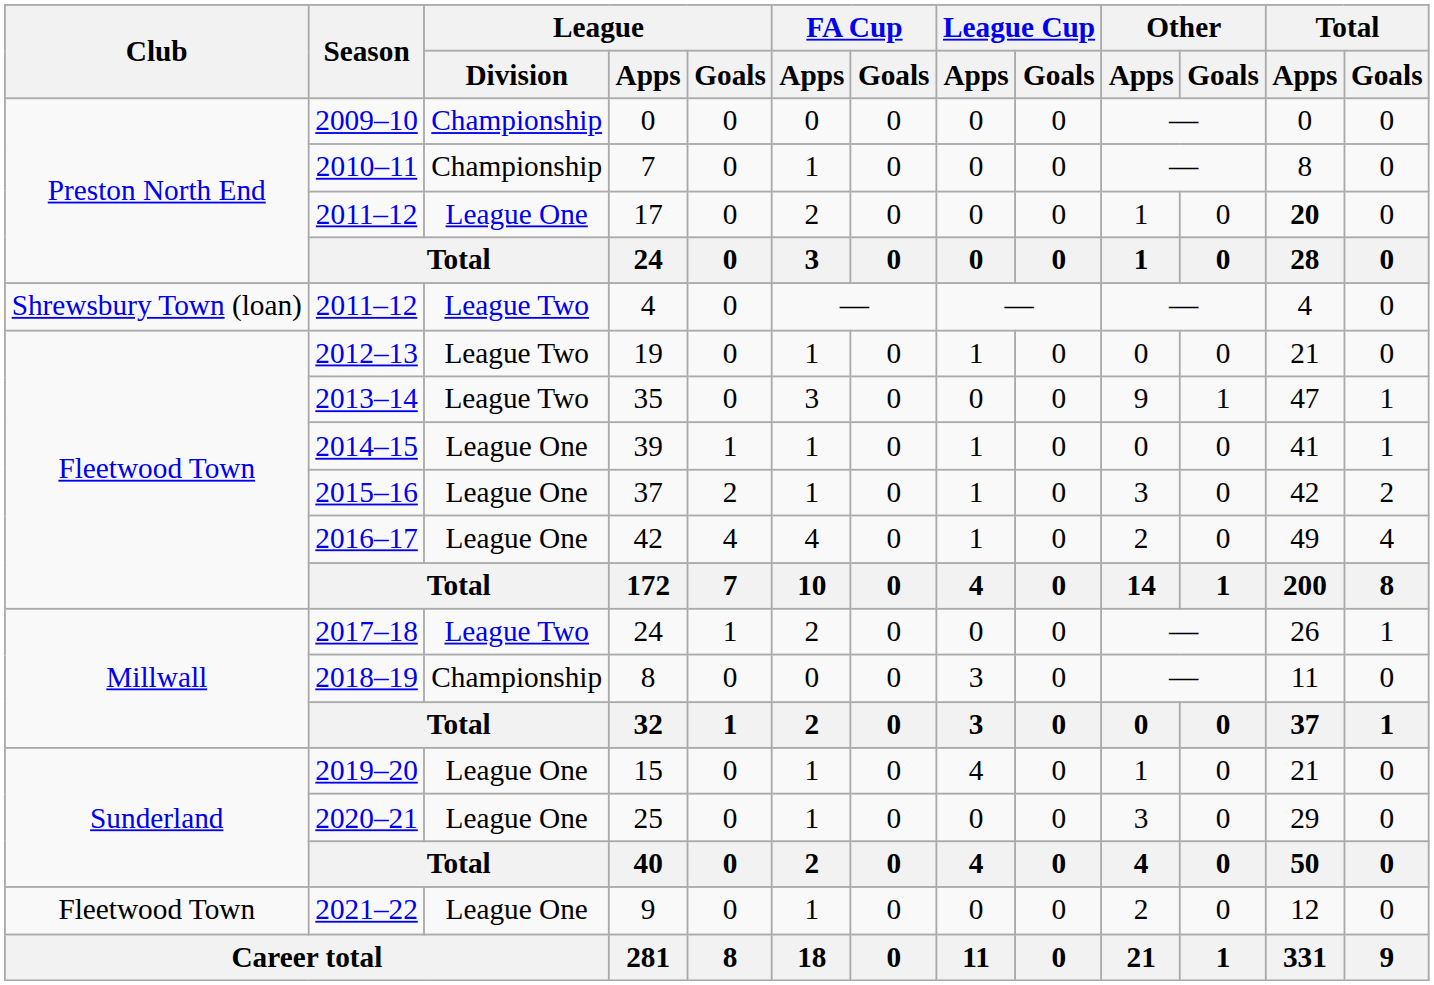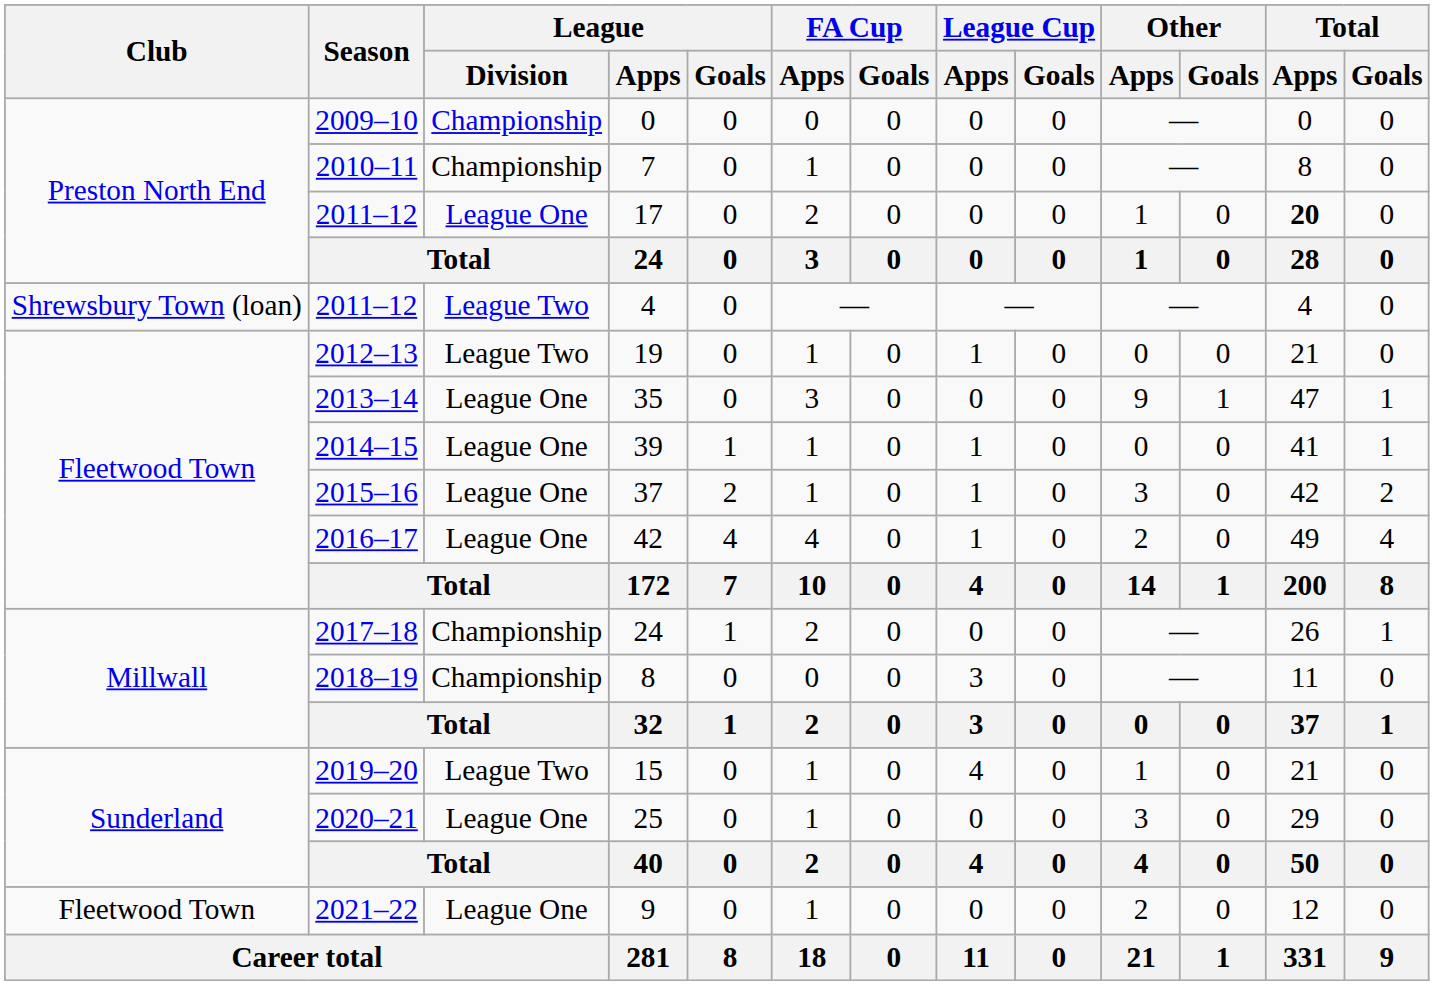(517, 399) League Two -> (517, 399) League One
(517, 631) League Two -> (517, 631) Championship
(517, 770) League One -> (517, 770) League Two
